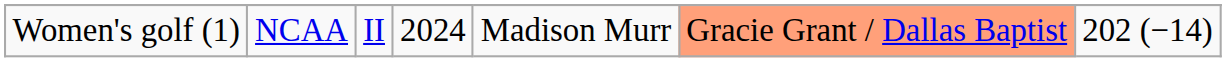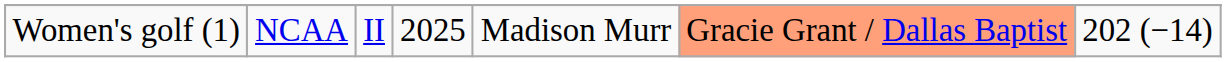(433, 30) 2024 -> (433, 30) 2025
